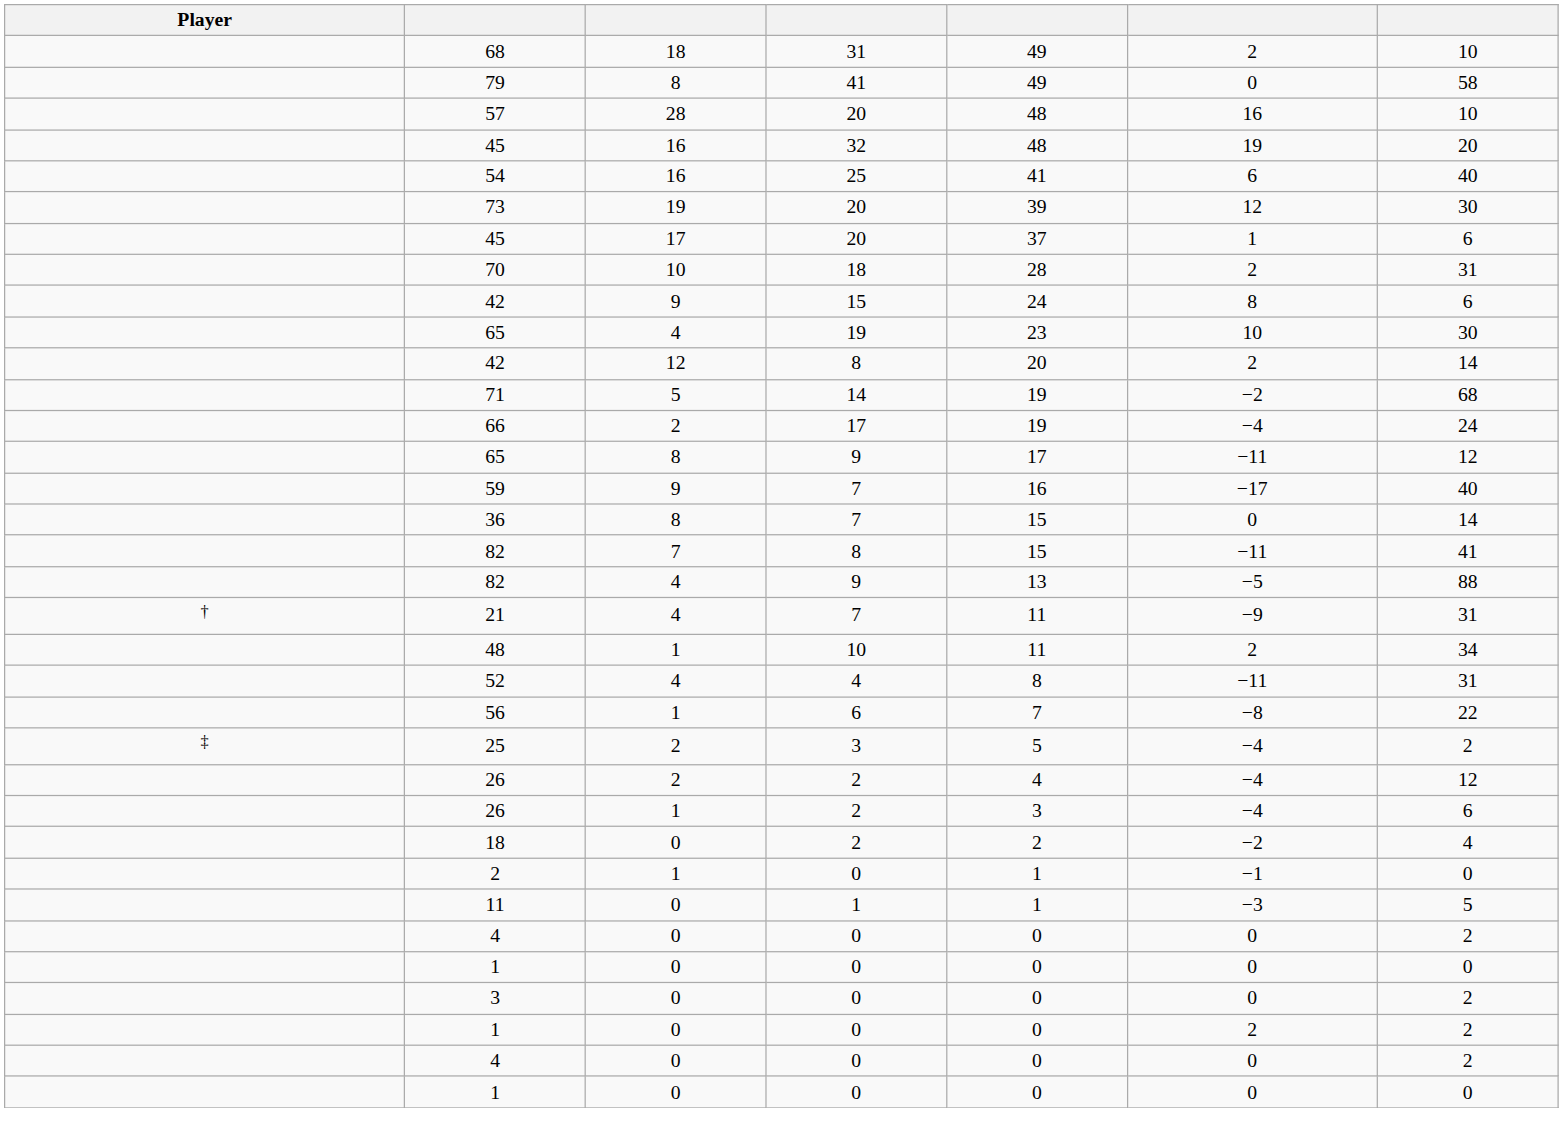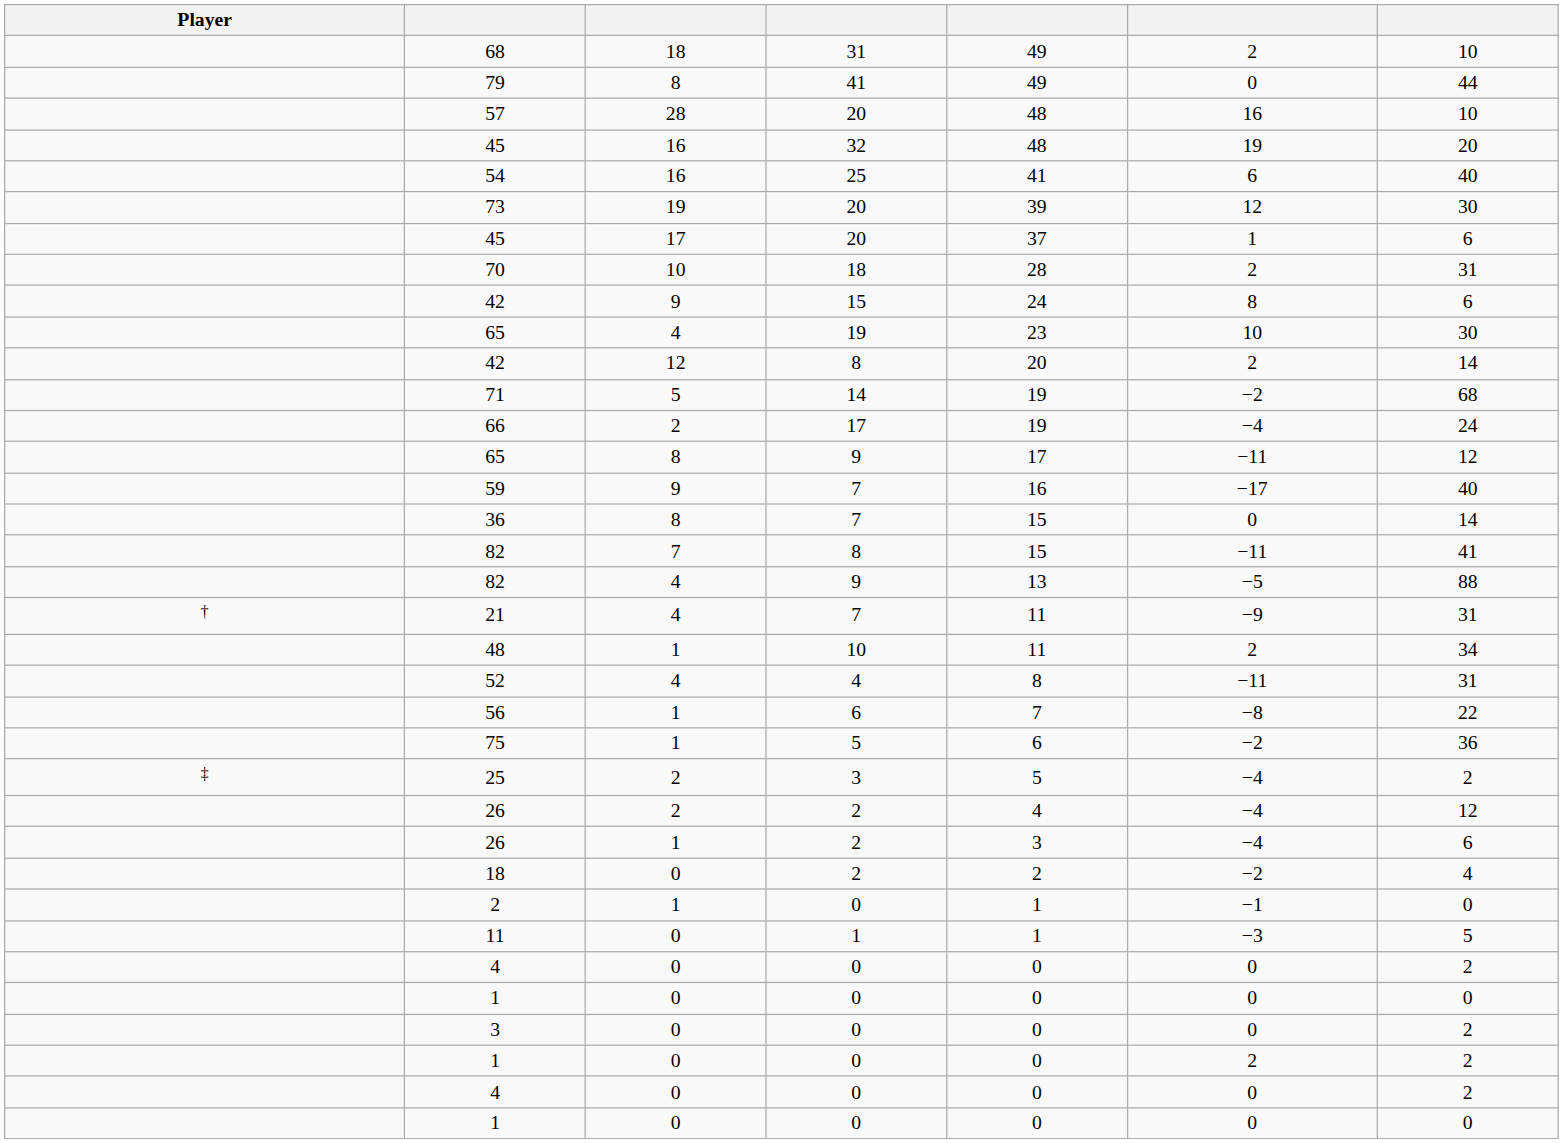(1468, 82) 58 -> (1468, 82) 44
+ row: (495, 743)
